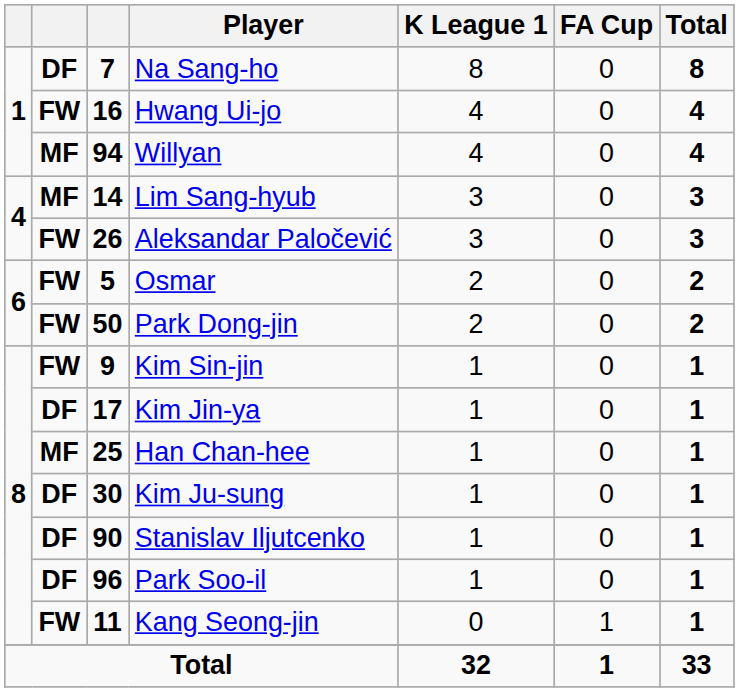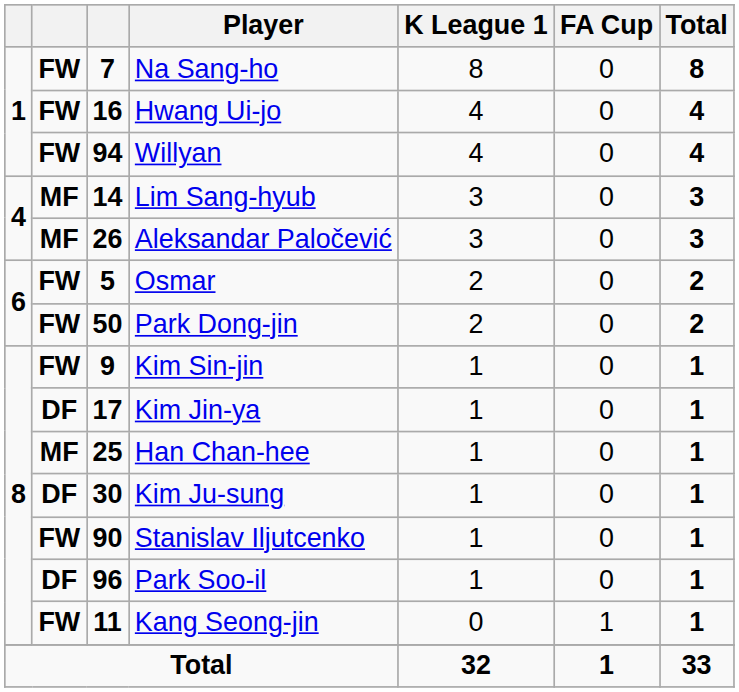(59, 68) DF -> (59, 68) FW
(59, 153) MF -> (59, 153) FW
(59, 238) FW -> (59, 238) MF
(59, 537) DF -> (59, 537) FW
